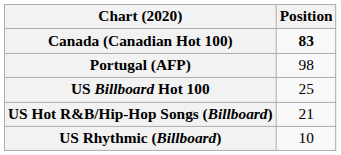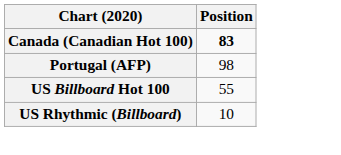(306, 89) 25 -> (226, 89) 55
- row: (140, 114)
